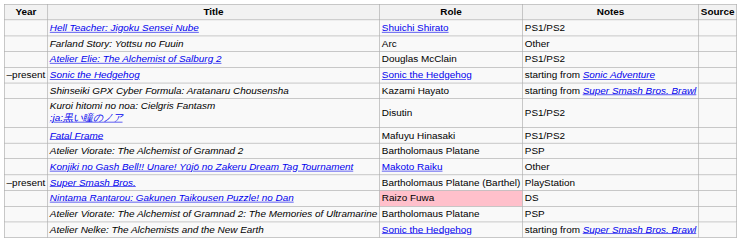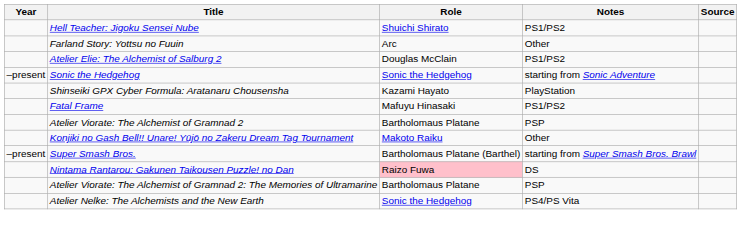(611, 91) starting from Super Smash Bros. Brawl -> (550, 91) PlayStation
- row: (132, 112)
(550, 182) PlayStation -> (611, 153) starting from Super Smash Bros. Brawl
(611, 229) starting from Super Smash Bros. Brawl -> (552, 201) PS4/PS Vita
